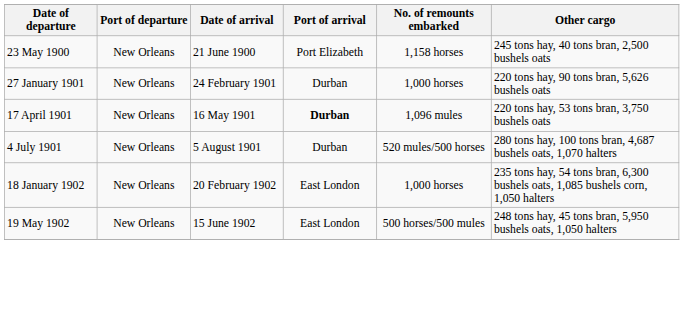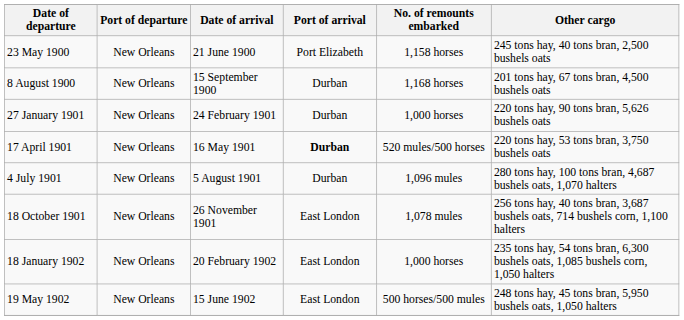+ row: (41, 83)
(434, 115) 1,096 mules -> (434, 146) 520 mules/500 horses
(434, 146) 520 mules/500 horses -> (434, 178) 1,096 mules
+ row: (46, 216)
